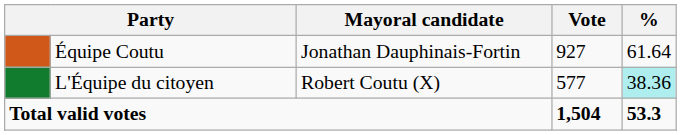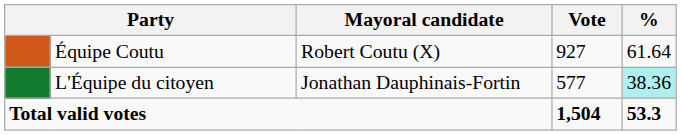(411, 51) Jonathan Dauphinais-Fortin -> (371, 51) Robert Coutu (X)
(371, 82) Robert Coutu (X) -> (411, 82) Jonathan Dauphinais-Fortin
